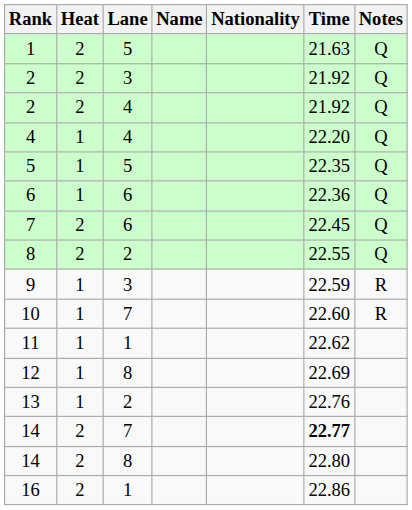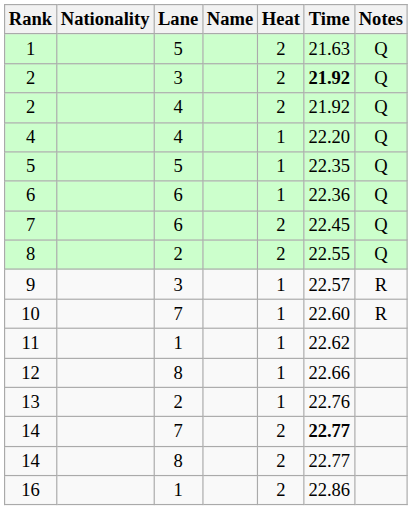columns swapped: (80, 19) <-> (255, 19)
(329, 78) normal -> (329, 78) bold
(329, 284) 22.59 -> (329, 284) 22.57
(329, 372) 22.69 -> (329, 372) 22.66
(329, 460) 22.80 -> (329, 460) 22.77
